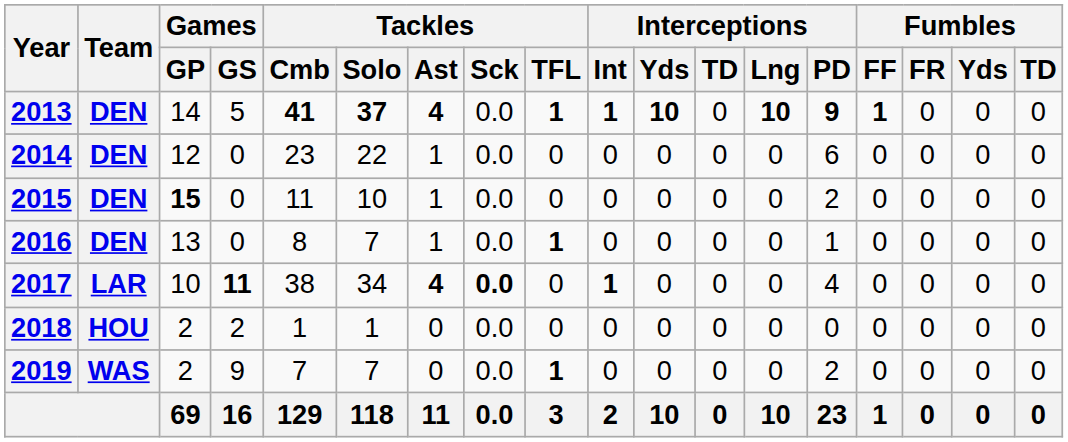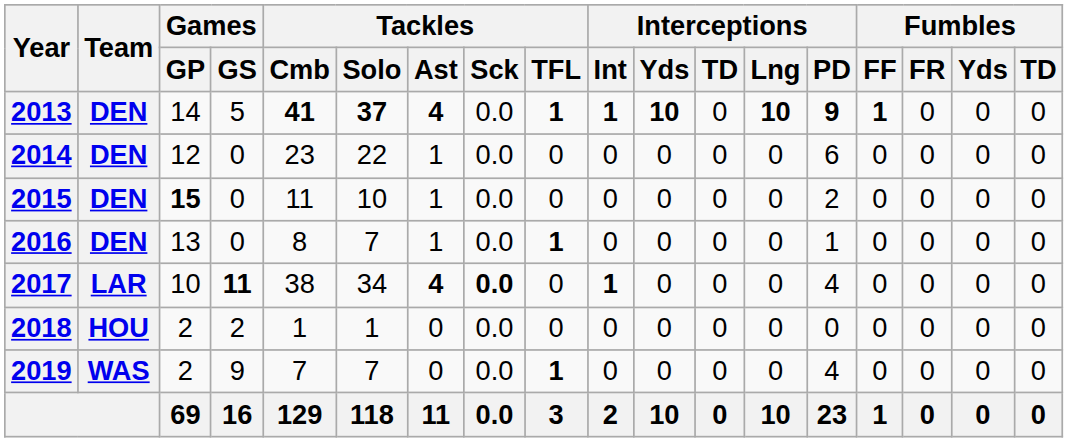(832, 371) 2 -> (832, 371) 4
